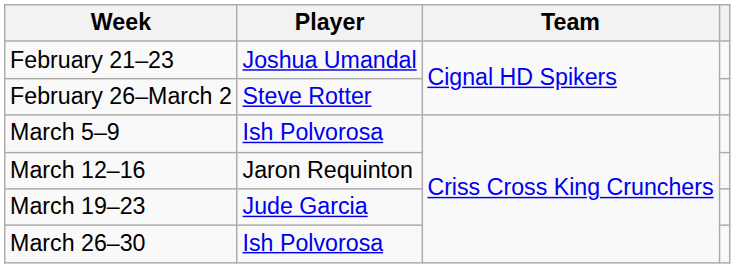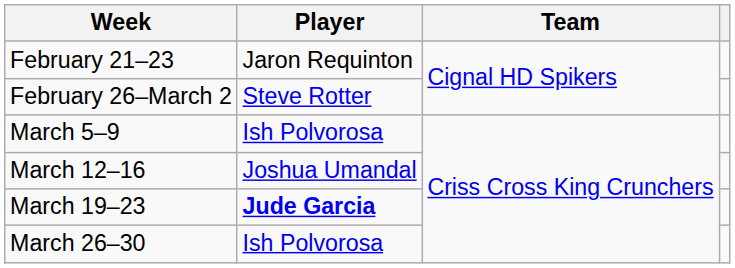(330, 59) Joshua Umandal -> (328, 59) Jaron Requinton
(328, 170) Jaron Requinton -> (330, 170) Joshua Umandal
(305, 206) normal -> (309, 206) bold
